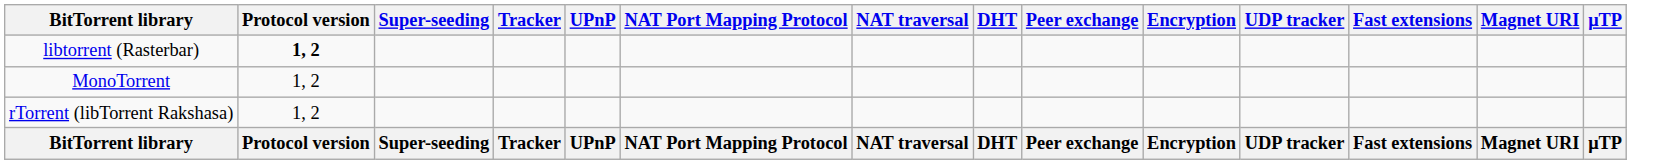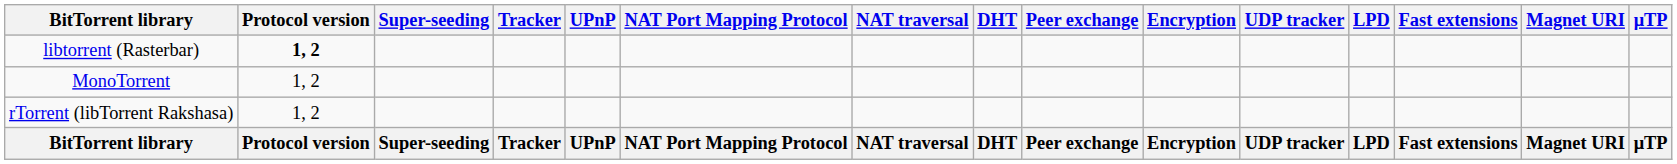+ column: (1371, 20)
